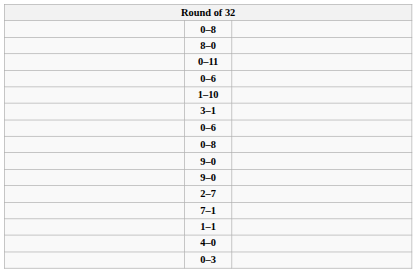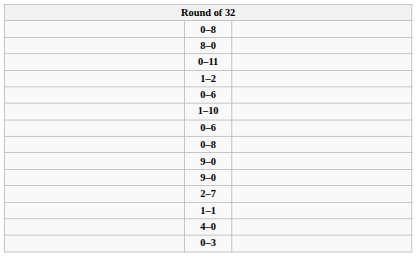+ row: (94, 79)
- row: (94, 112)
- row: (94, 210)
